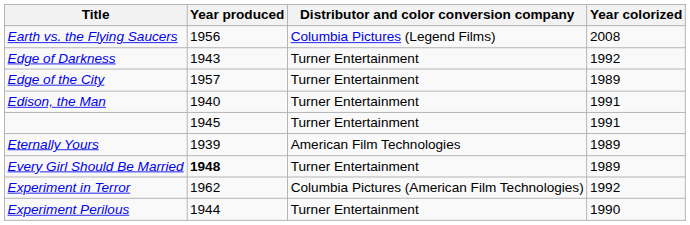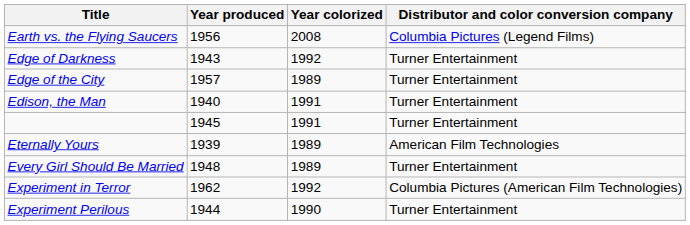columns swapped: (636, 15) <-> (437, 15)
(205, 166) bold -> (205, 166) normal
